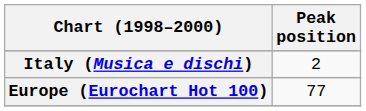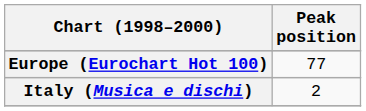rows swapped: (138, 92) <-> (138, 65)
